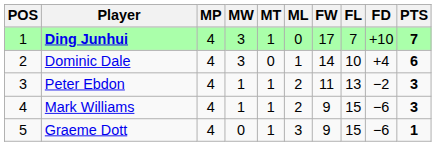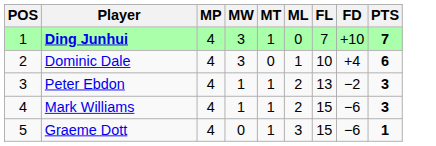- column: (326, 15)
